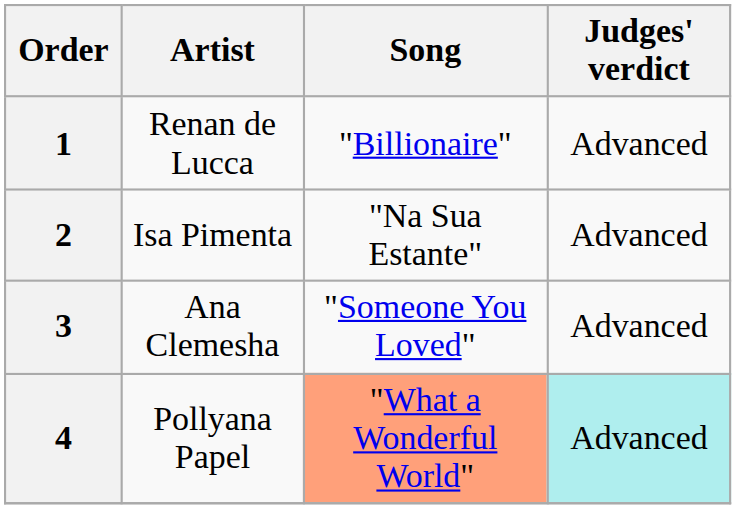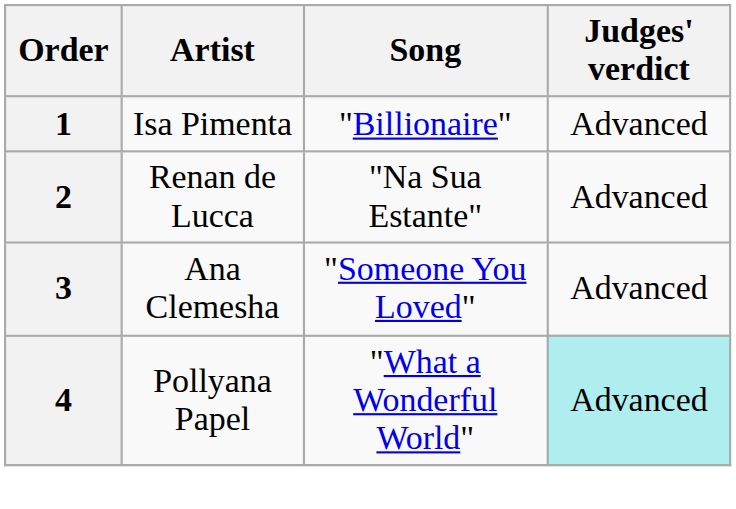(213, 142) Renan de Lucca -> (212, 123) Isa Pimenta
(212, 234) Isa Pimenta -> (213, 196) Renan de Lucca
(425, 437) lightsalmon background -> (425, 399) no background
